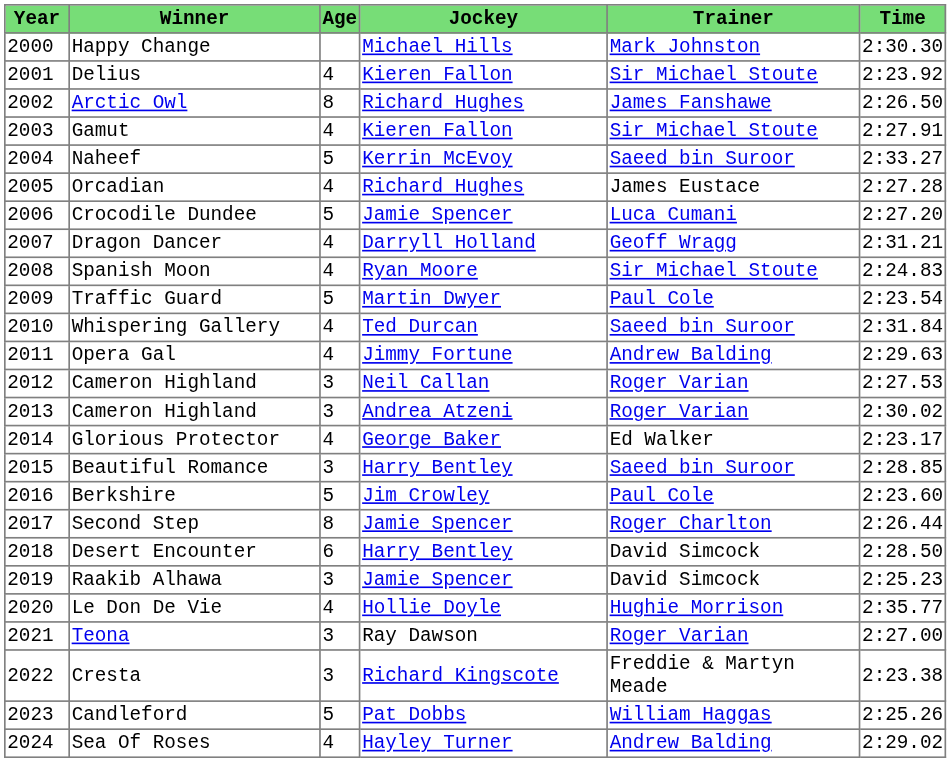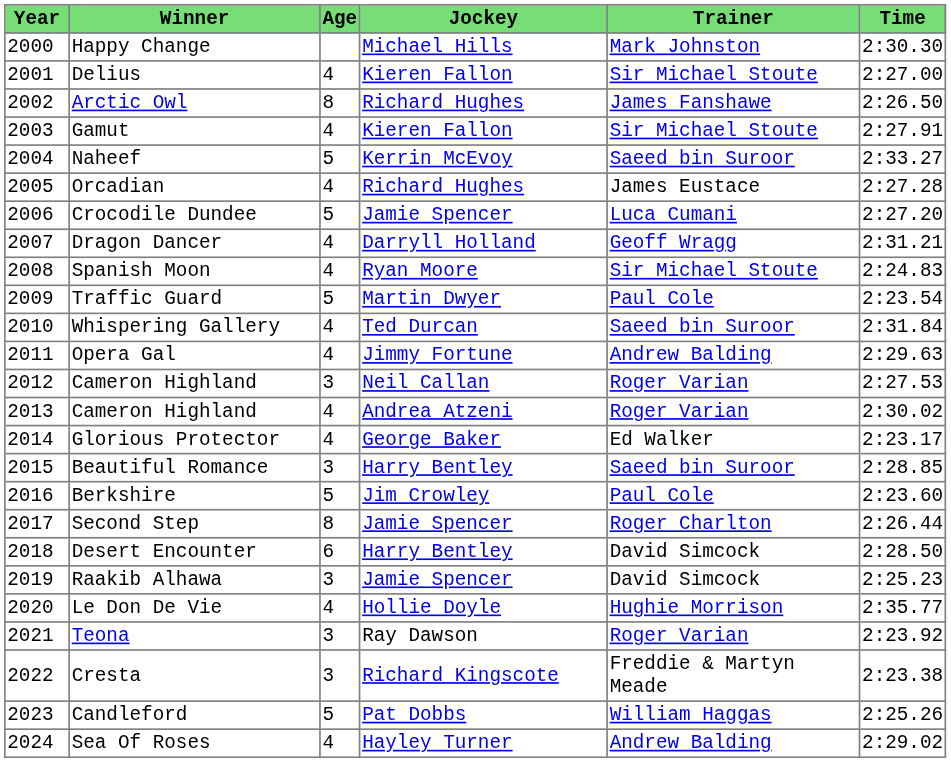(903, 75) 2:23.92 -> (903, 75) 2:27.00
(328, 412) 3 -> (328, 412) 4
(903, 636) 2:27.00 -> (903, 636) 2:23.92
